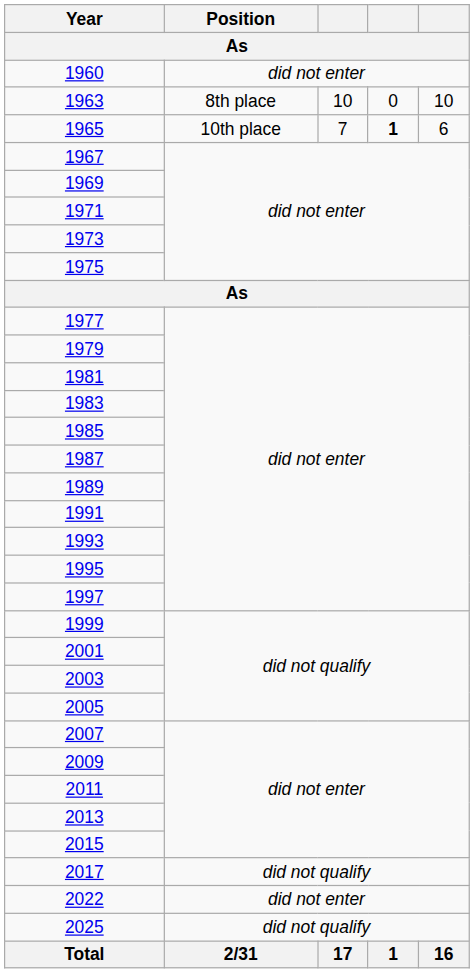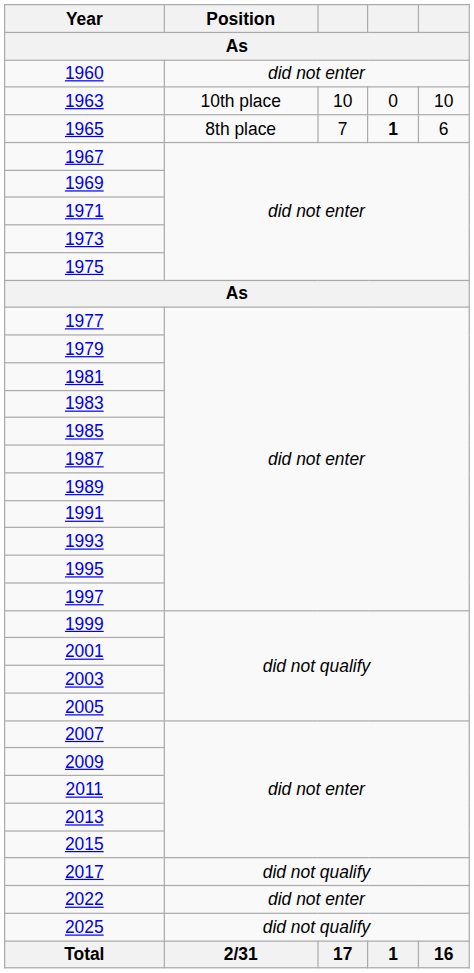(241, 101) 8th place -> (241, 101) 10th place
(241, 129) 10th place -> (241, 129) 8th place
